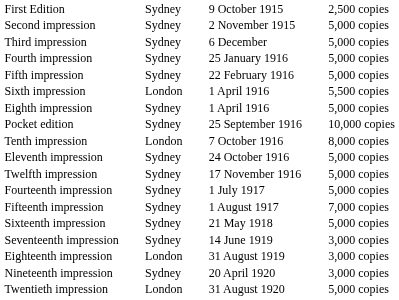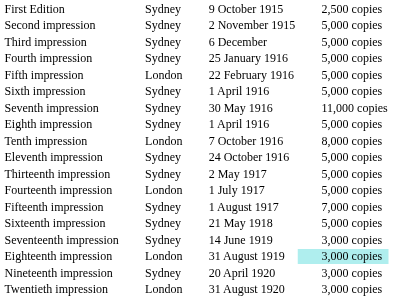(163, 75) Sydney -> (164, 75) London
(164, 91) London -> (163, 91) Sydney
(359, 91) 5,500 copies -> (352, 91) 5,000 copies
+ row: (52, 108)
- row: (39, 124)
- row: (51, 174)
+ row: (57, 174)
(163, 190) Sydney -> (164, 190) London
(359, 256) no background -> (352, 256) paleturquoise background
(359, 289) 5,000 copies -> (352, 289) 3,000 copies
